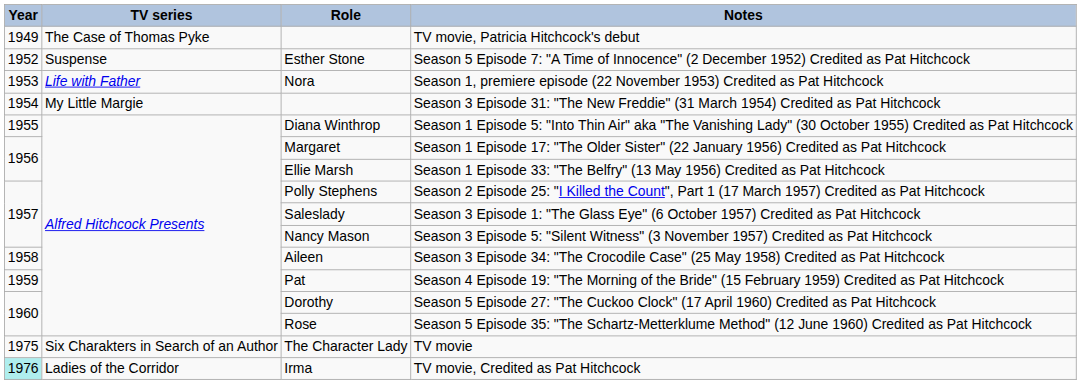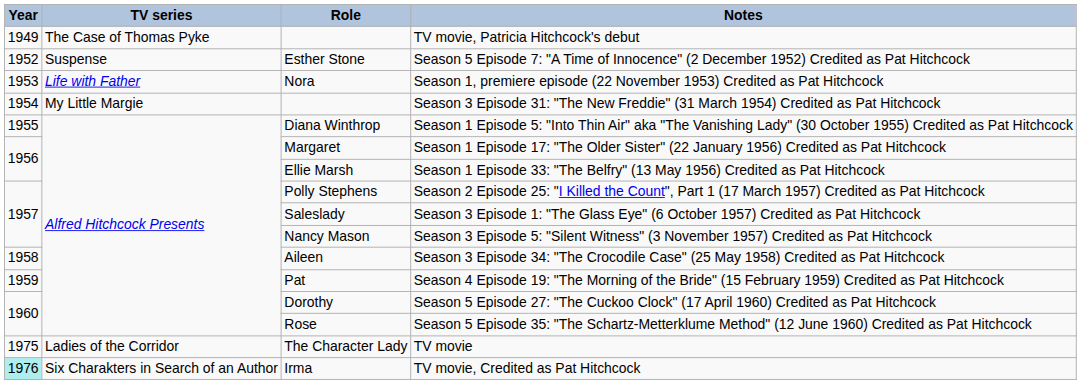(161, 346) Six Charakters in Search of an Author -> (112, 346) Ladies of the Corridor
(112, 368) Ladies of the Corridor -> (161, 368) Six Charakters in Search of an Author
